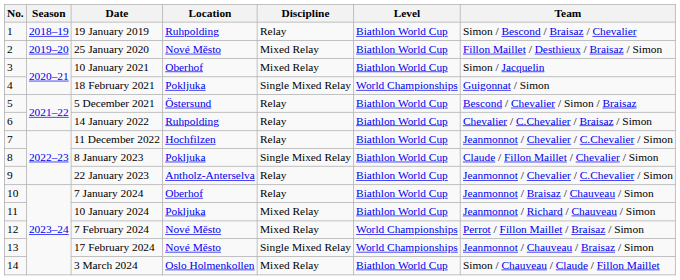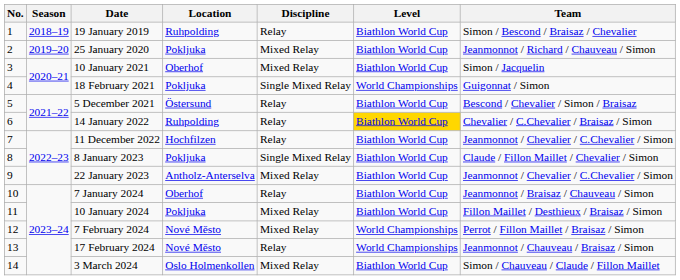(193, 49) Nové Město -> (185, 49) Pokljuka
(563, 49) Fillon Maillet / Desthieux / Braisaz / Simon -> (559, 49) Jeanmonnot / Richard / Chauveau / Simon
(402, 121) no background -> (402, 121) gold background
(273, 175) Relay -> (290, 175) Mixed Relay
(559, 211) Jeanmonnot / Richard / Chauveau / Simon -> (563, 211) Fillon Maillet / Desthieux / Braisaz / Simon
(305, 247) Single Mixed Relay -> (273, 247) Relay
